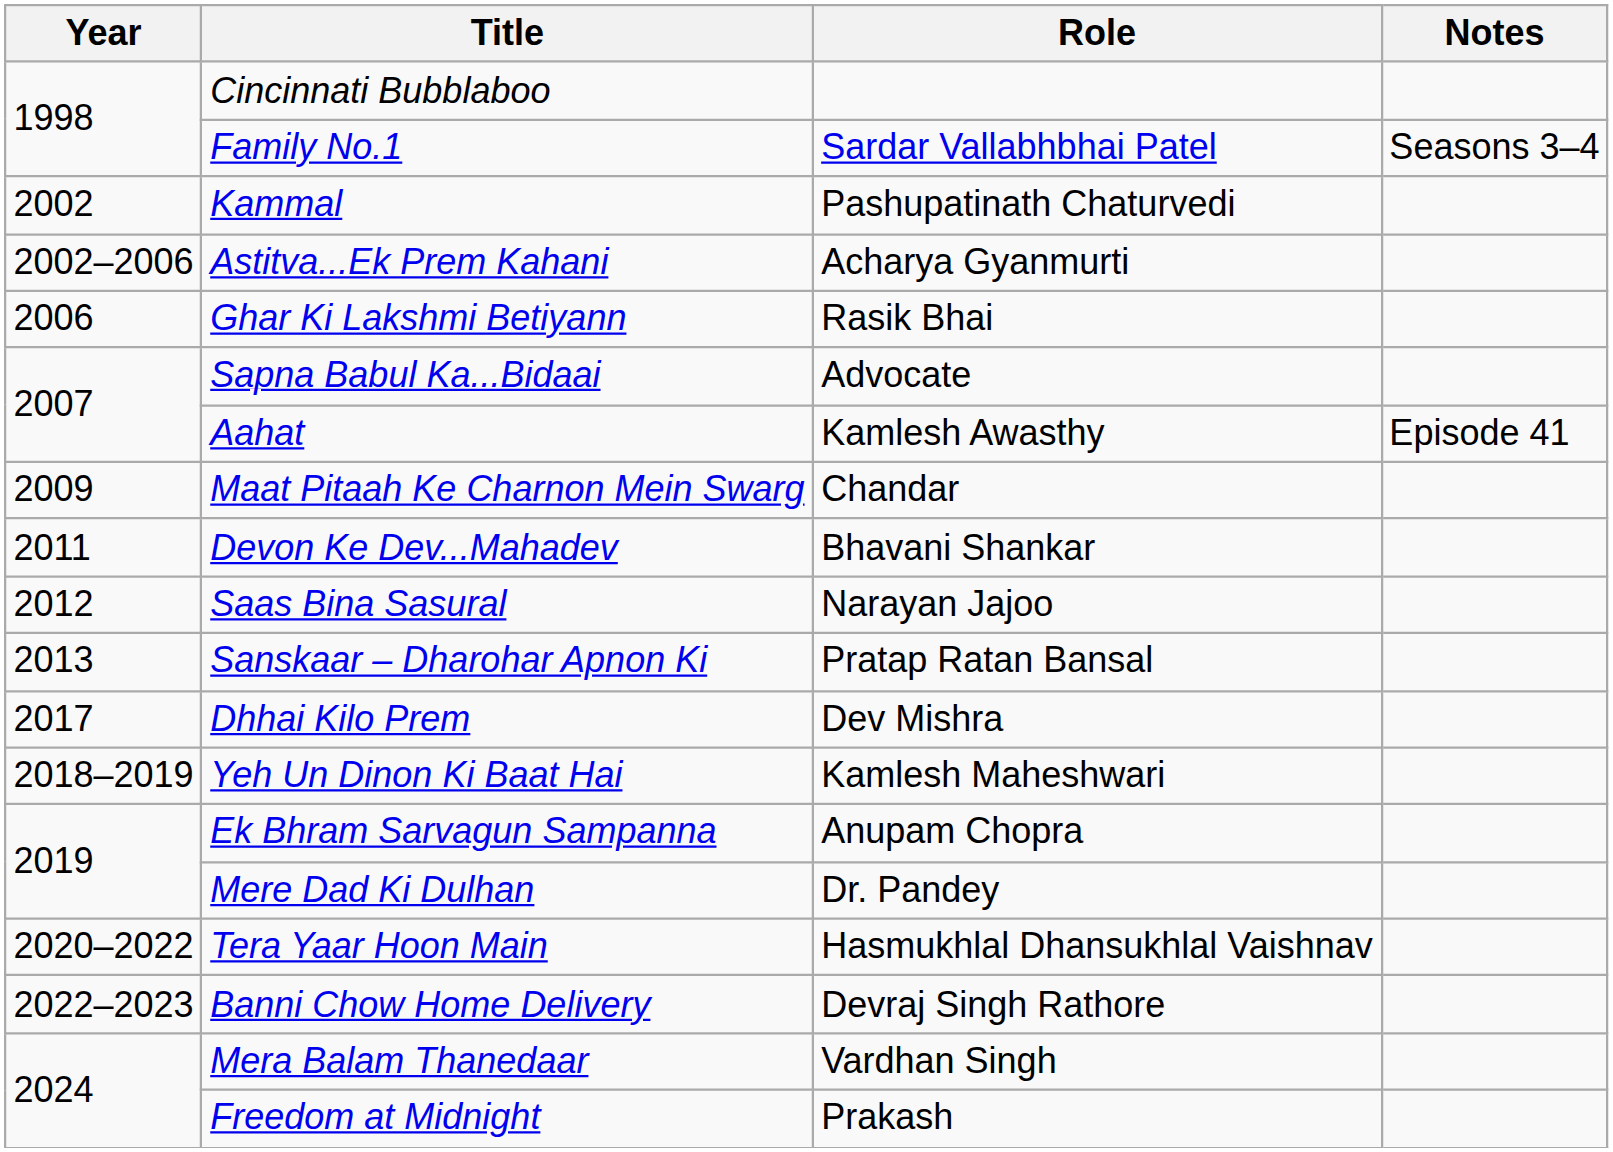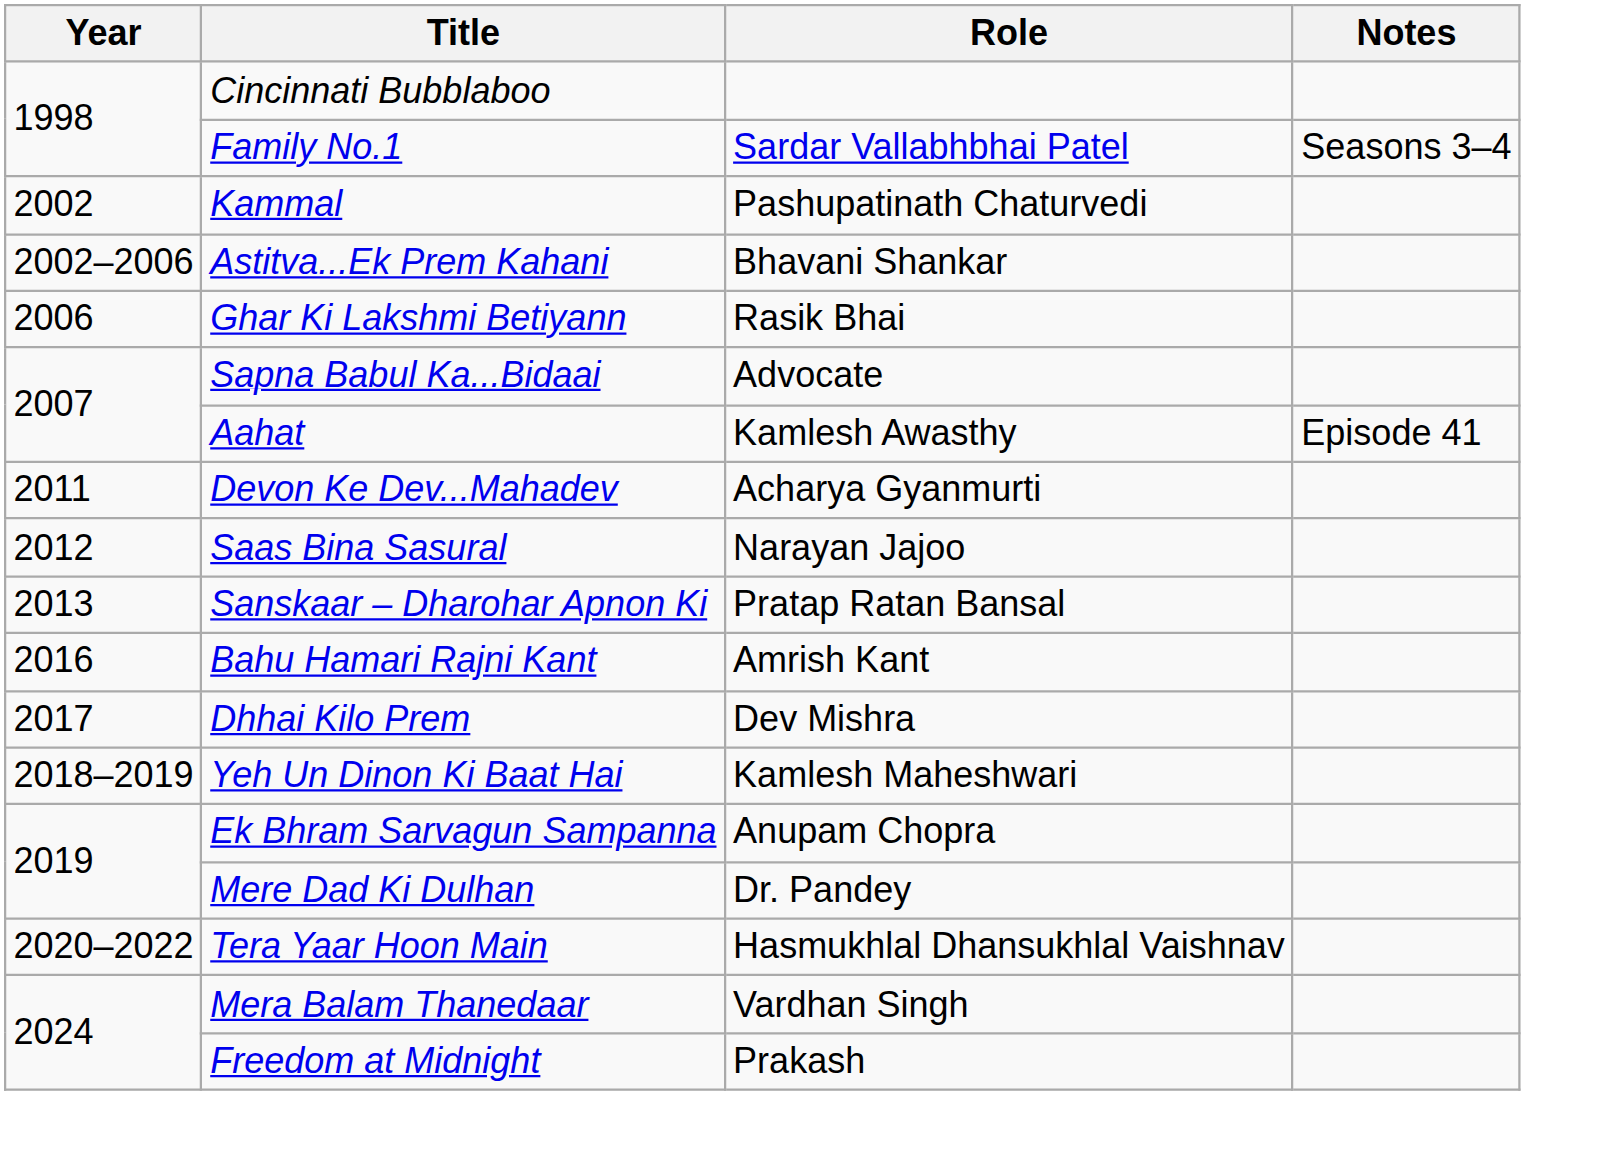(975, 261) Acharya Gyanmurti -> (870, 261) Bhavani Shankar
- row: (507, 489)
(958, 546) Bhavani Shankar -> (887, 489) Acharya Gyanmurti
+ row: (403, 661)
- row: (430, 1003)
